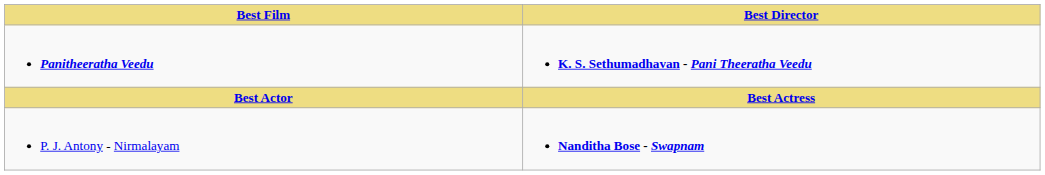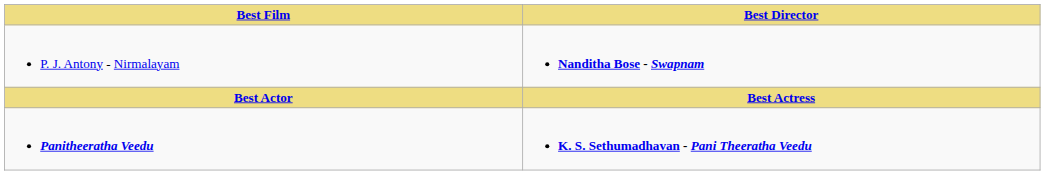rows swapped: (263, 64) <-> (263, 146)
